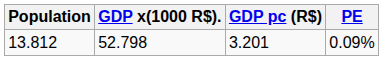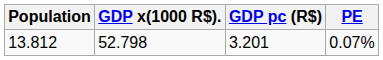(352, 42) 0.09% -> (352, 42) 0.07%
